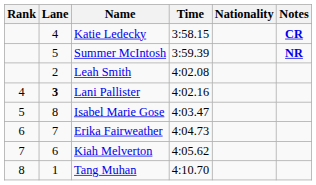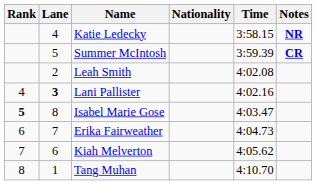columns swapped: (244, 14) <-> (190, 14)
(294, 33) CR -> (294, 33) NR
(294, 53) NR -> (294, 53) CR
(22, 111) normal -> (22, 111) bold
